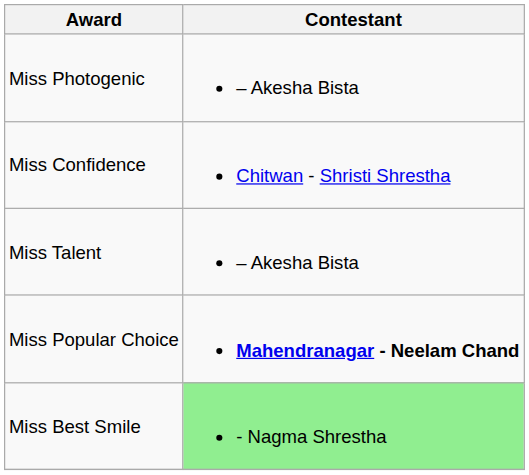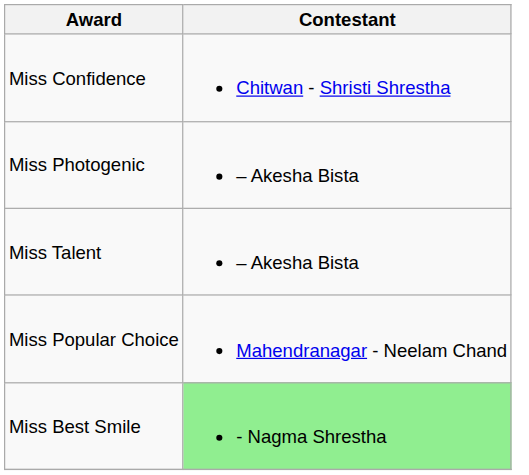rows swapped: (77, 78) <-> (77, 165)
(353, 350) bold -> (347, 350) normal
